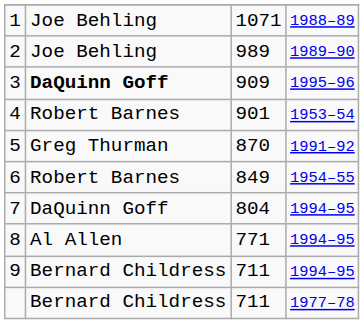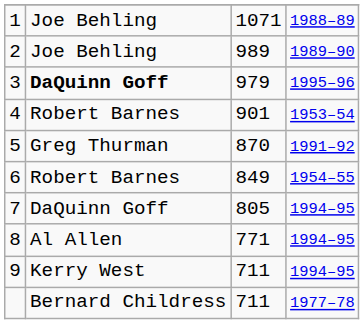(253, 83) 909 -> (253, 83) 979
(253, 209) 804 -> (253, 209) 805
(128, 271) Bernard Childress -> (88, 271) Kerry West
